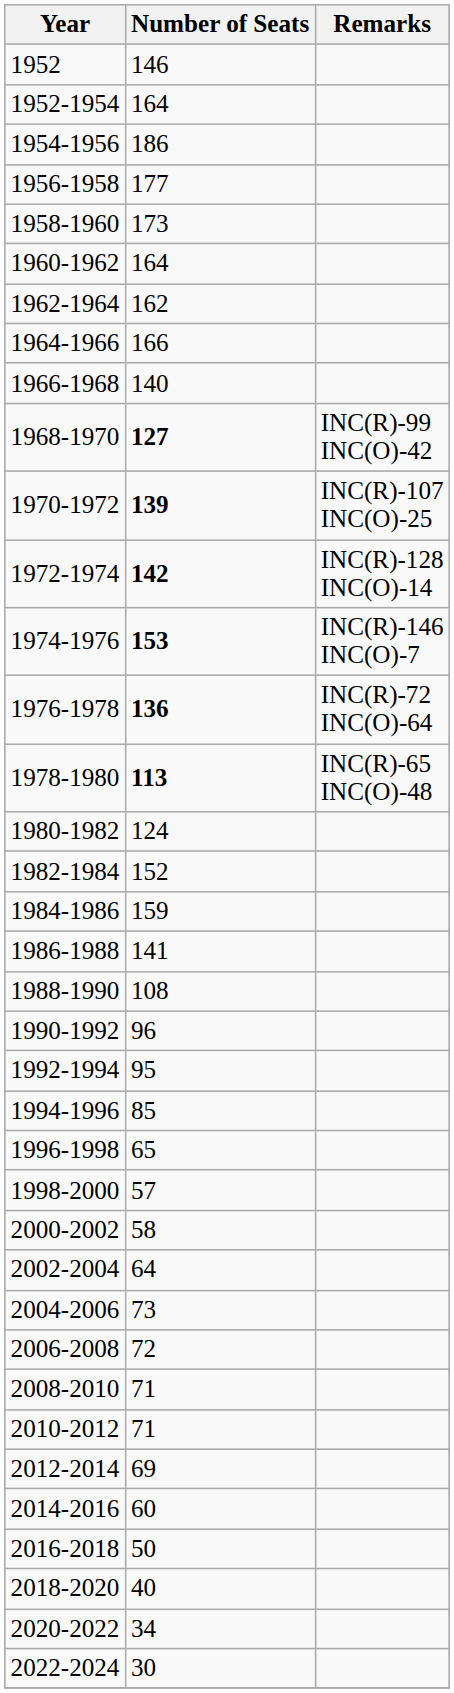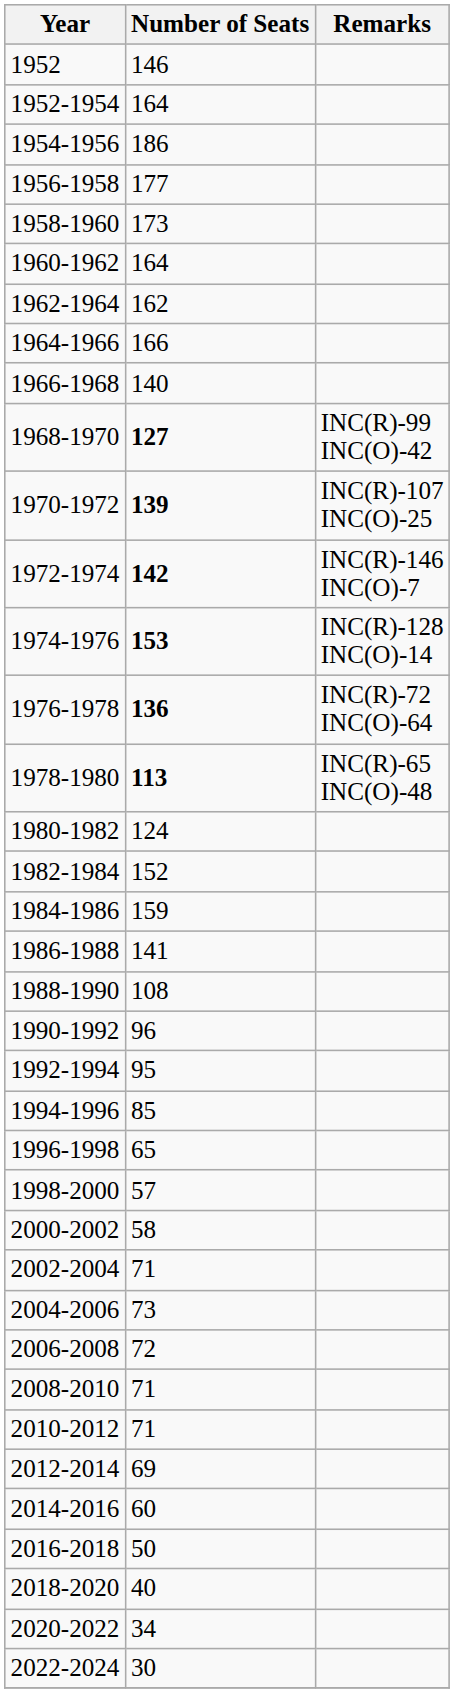(382, 573) INC(R)-128 INC(O)-14 -> (382, 573) INC(R)-146 INC(O)-7
(382, 641) INC(R)-146 INC(O)-7 -> (382, 641) INC(R)-128 INC(O)-14
(144, 1269) 64 -> (144, 1269) 71
